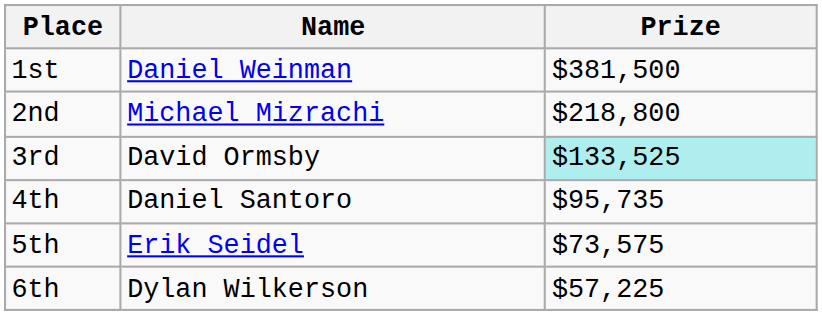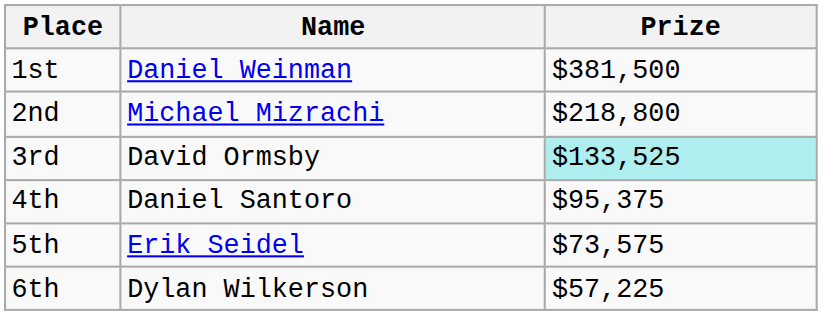(608, 201) $95,735 -> (608, 201) $95,375
